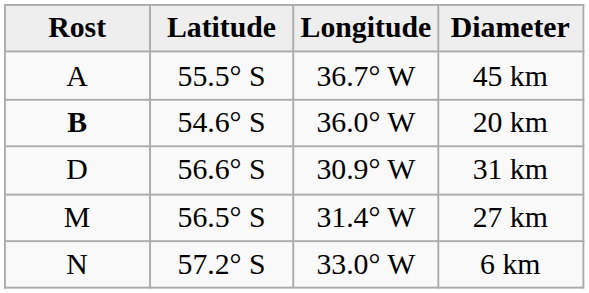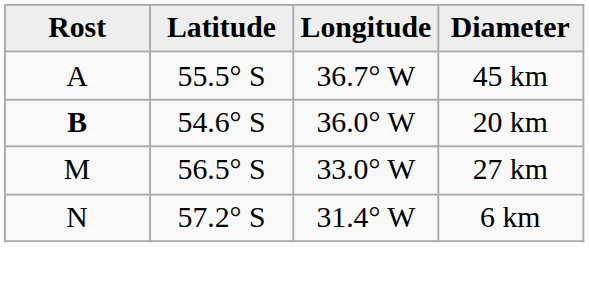- row: (510, 169)
(366, 216) 31.4° W -> (366, 169) 33.0° W
(366, 264) 33.0° W -> (366, 216) 31.4° W
